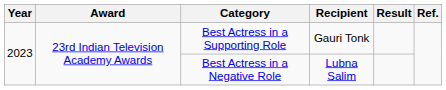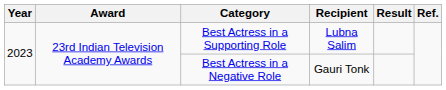(342, 38) Gauri Tonk -> (342, 38) Lubna Salim
(342, 69) Lubna Salim -> (342, 69) Gauri Tonk
